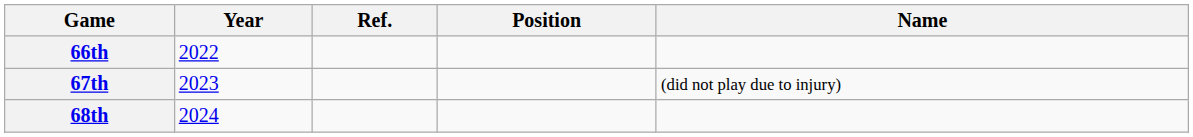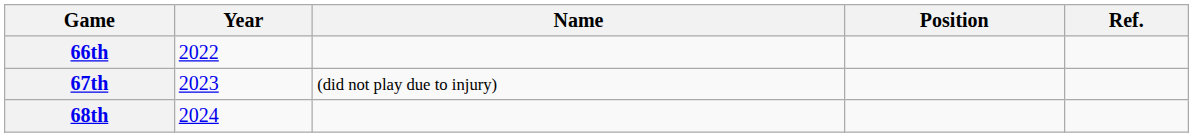columns swapped: (922, 20) <-> (375, 20)
